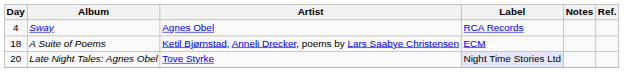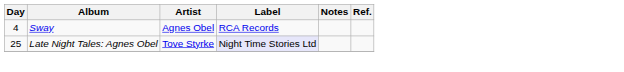- row: (68, 43)
(16, 59) 20 -> (16, 43) 25
